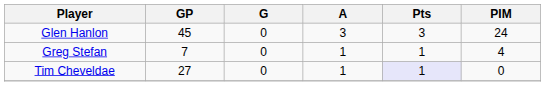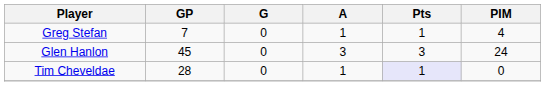rows swapped: (75, 33) <-> (75, 52)
(185, 71) 27 -> (185, 71) 28
